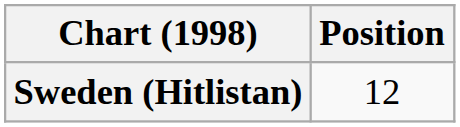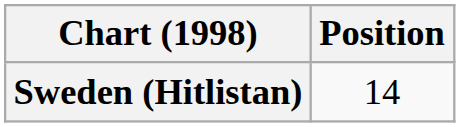(382, 91) 12 -> (382, 91) 14
